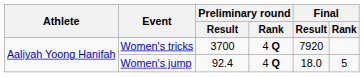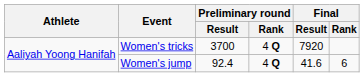(311, 64) 18.0 -> (311, 64) 41.6
(344, 64) 5 -> (344, 64) 6
